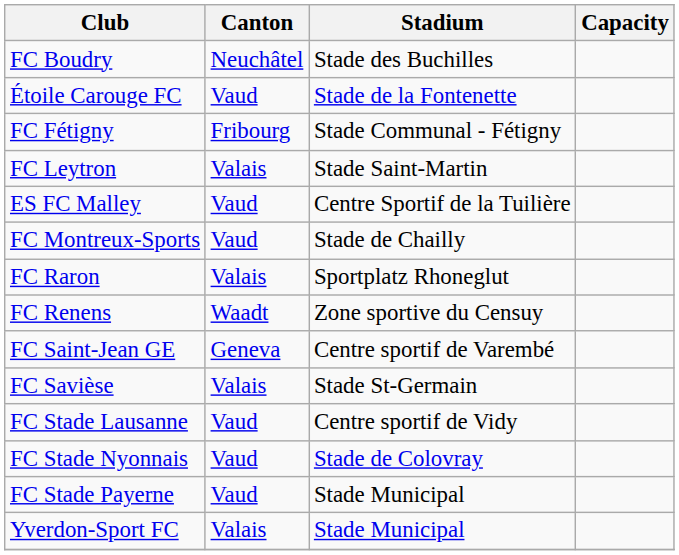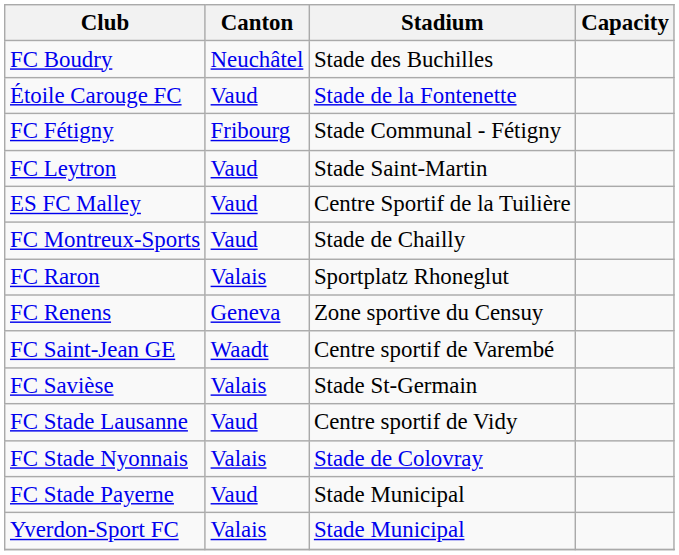(239, 167) Valais -> (234, 167) Vaud
(240, 312) Waadt -> (246, 312) Geneva
(246, 349) Geneva -> (240, 349) Waadt
(234, 458) Vaud -> (239, 458) Valais
